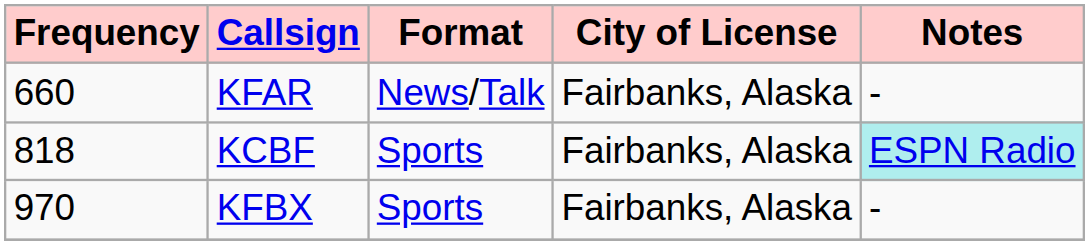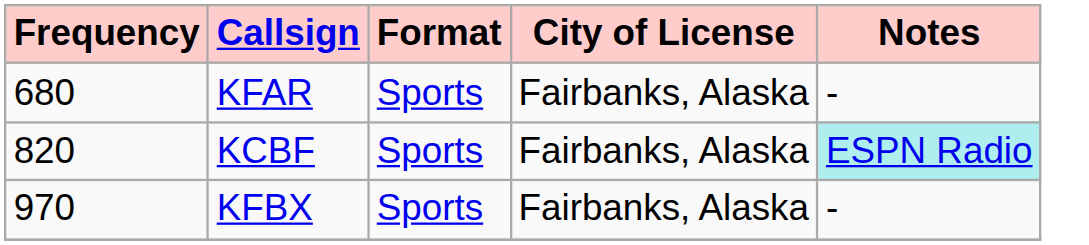(44, 92) 660 -> (44, 92) 680
(461, 92) News/Talk -> (430, 92) Sports
(44, 150) 818 -> (44, 150) 820
